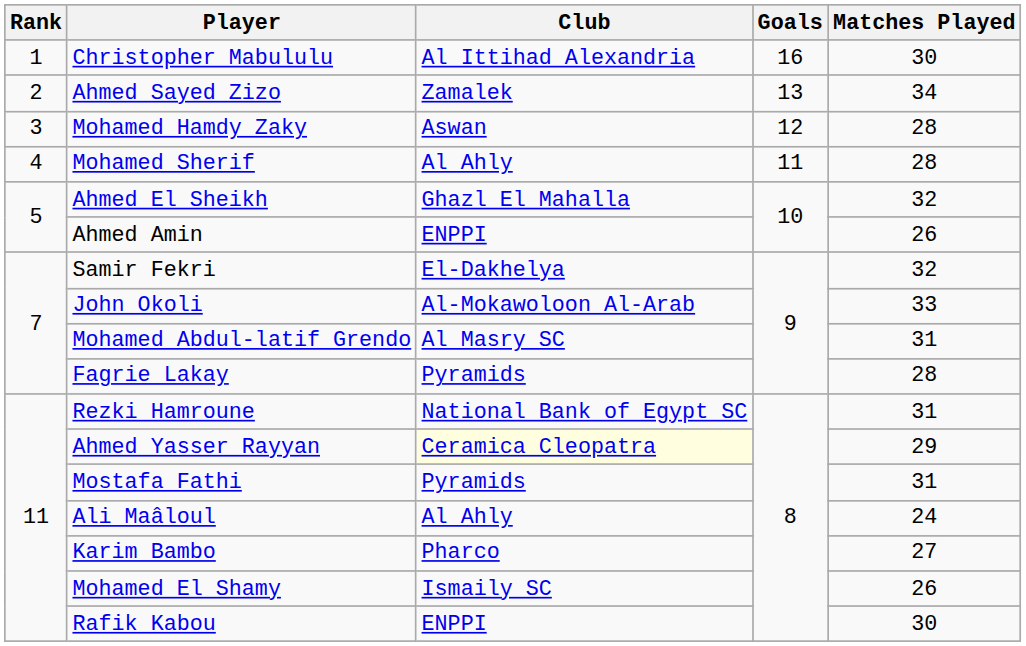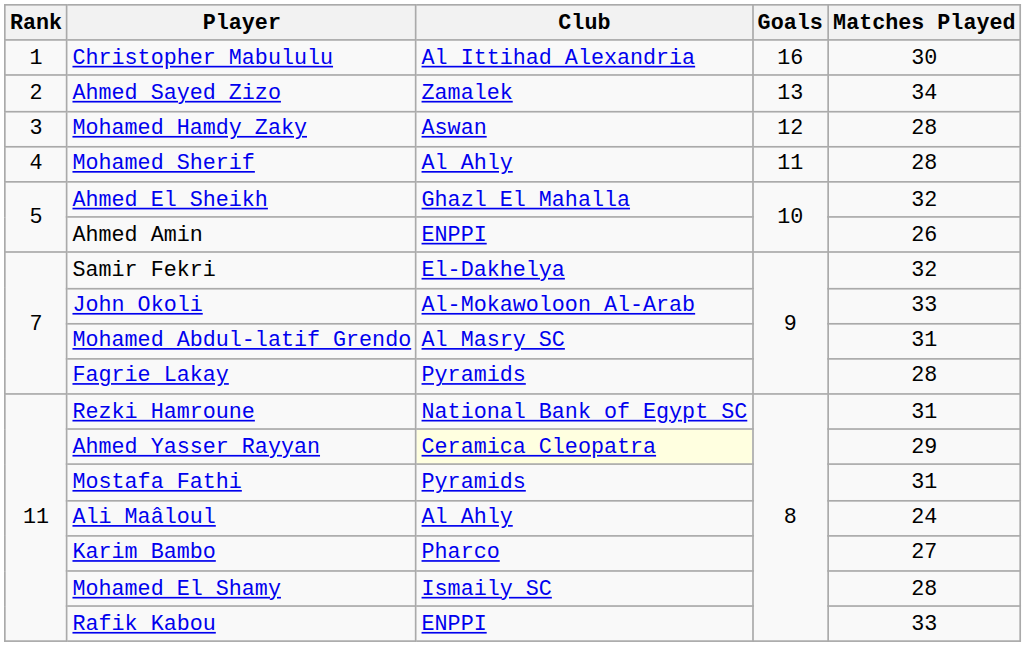(924, 589) 26 -> (924, 589) 28
(924, 624) 30 -> (924, 624) 33
